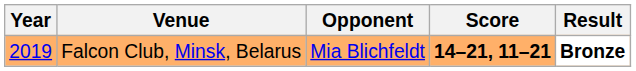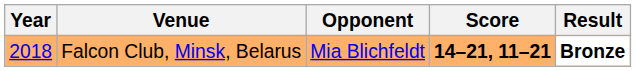(31, 51) 2019 -> (31, 51) 2018
